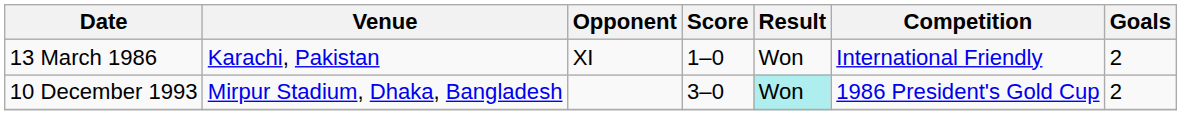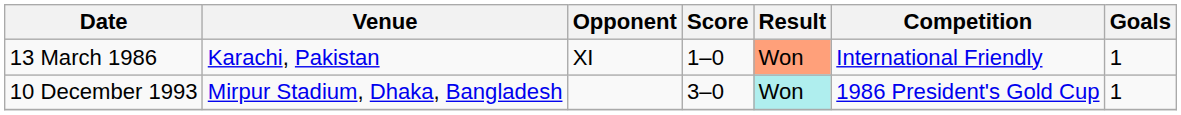(781, 57) no background -> (781, 57) lightsalmon background
(1116, 57) 2 -> (1116, 57) 1
(1116, 92) 2 -> (1116, 92) 1
